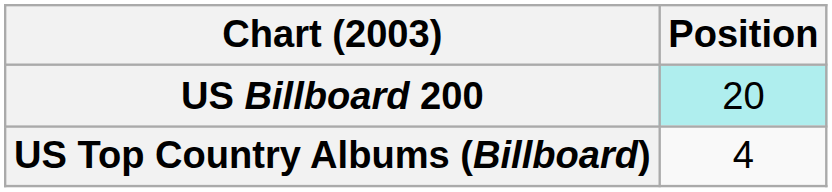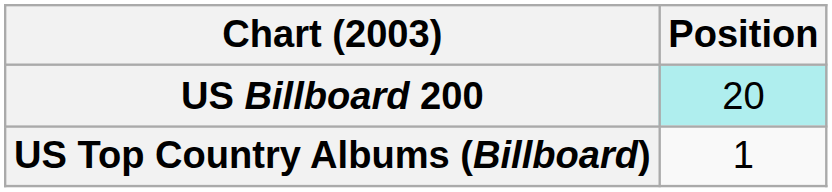(743, 155) 4 -> (743, 155) 1
